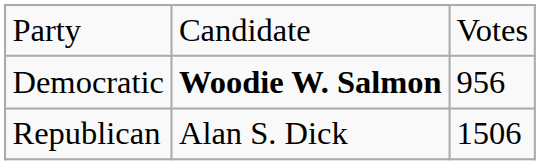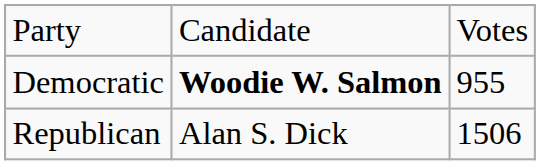(481, 81) 956 -> (481, 81) 955
